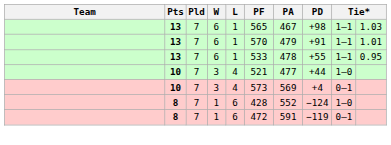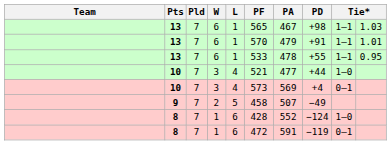+ row: (175, 102)
